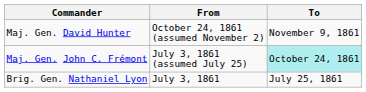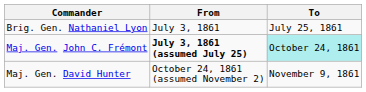rows swapped: (77, 79) <-> (69, 33)
(200, 59) normal -> (200, 48) bold
